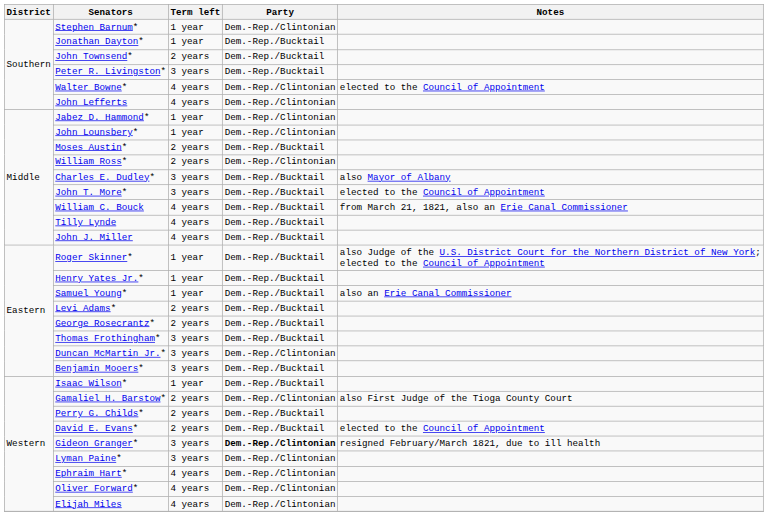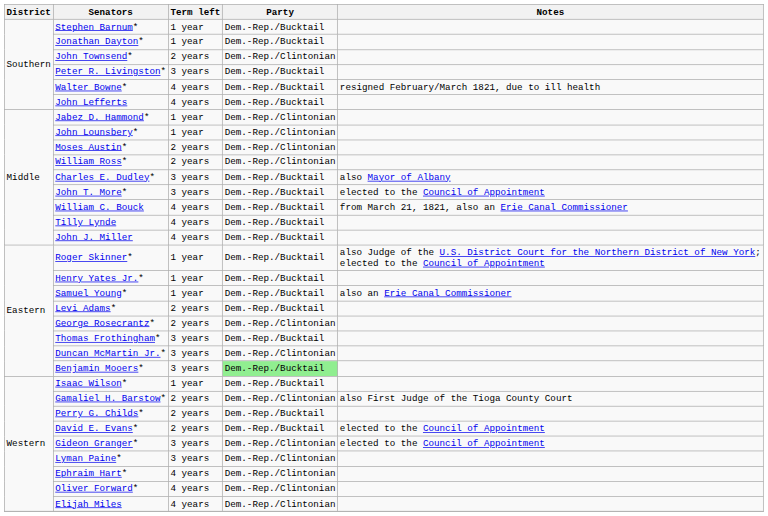(280, 27) Dem.-Rep./Clintonian -> (275, 27) Dem.-Rep./Bucktail
(275, 57) Dem.-Rep./Bucktail -> (280, 57) Dem.-Rep./Clintonian
(280, 87) Dem.-Rep./Clintonian -> (275, 87) Dem.-Rep./Bucktail
(442, 87) elected to the Council of Appointment -> (470, 87) resigned February/March 1821, due to ill health
(280, 102) Dem.-Rep./Clintonian -> (275, 102) Dem.-Rep./Bucktail
(275, 147) Dem.-Rep./Bucktail -> (280, 147) Dem.-Rep./Clintonian
(275, 323) Dem.-Rep./Bucktail -> (280, 323) Dem.-Rep./Clintonian
(275, 369) no background -> (275, 369) lightgreen background
(280, 444) bold -> (280, 444) normal
(470, 444) resigned February/March 1821, due to ill health -> (442, 444) elected to the Council of Appointment
